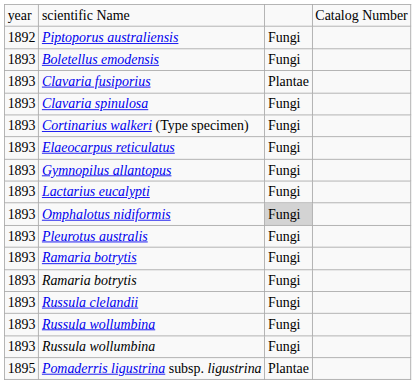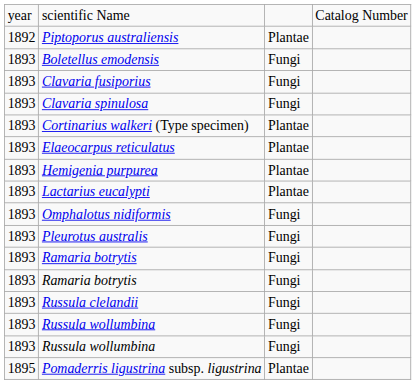(284, 37) Fungi -> (288, 37) Plantae
(288, 81) Plantae -> (284, 81) Fungi
(284, 125) Fungi -> (288, 125) Plantae
(284, 147) Fungi -> (288, 147) Plantae
- row: (22, 170)
+ row: (22, 170)
(284, 192) Fungi -> (288, 192) Plantae
(284, 214) lightgrey background -> (284, 214) no background
